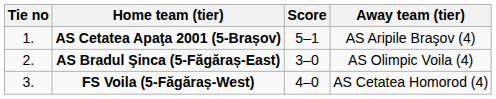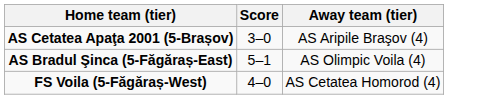- column: (28, 15)
(307, 37) 5–1 -> (259, 37) 3–0
(307, 60) 3–0 -> (259, 60) 5–1
